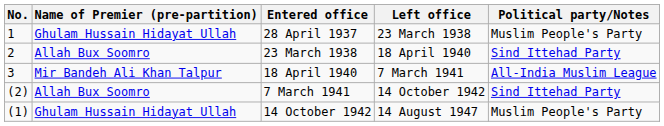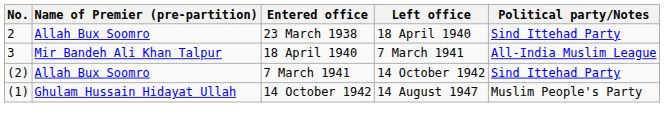- row: (310, 34)
